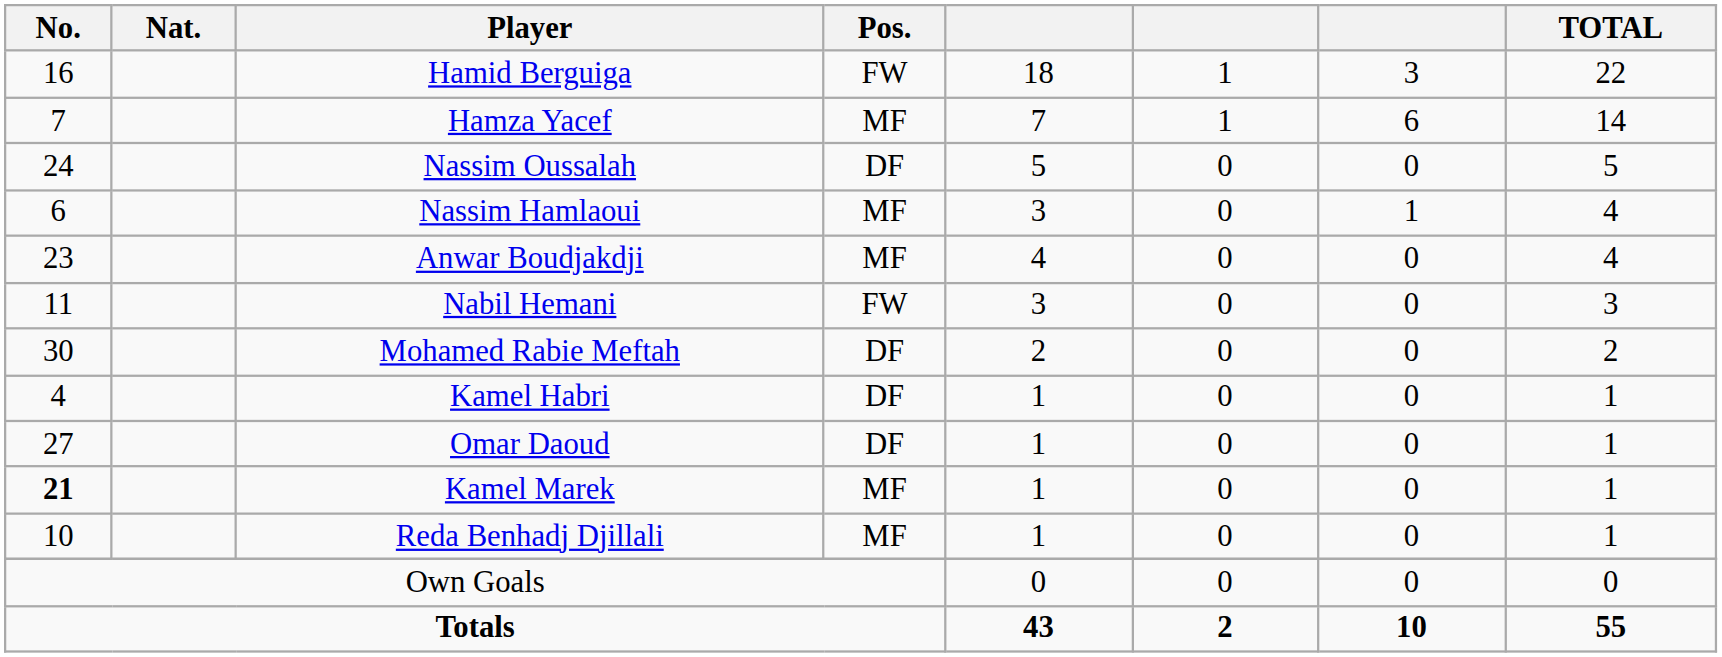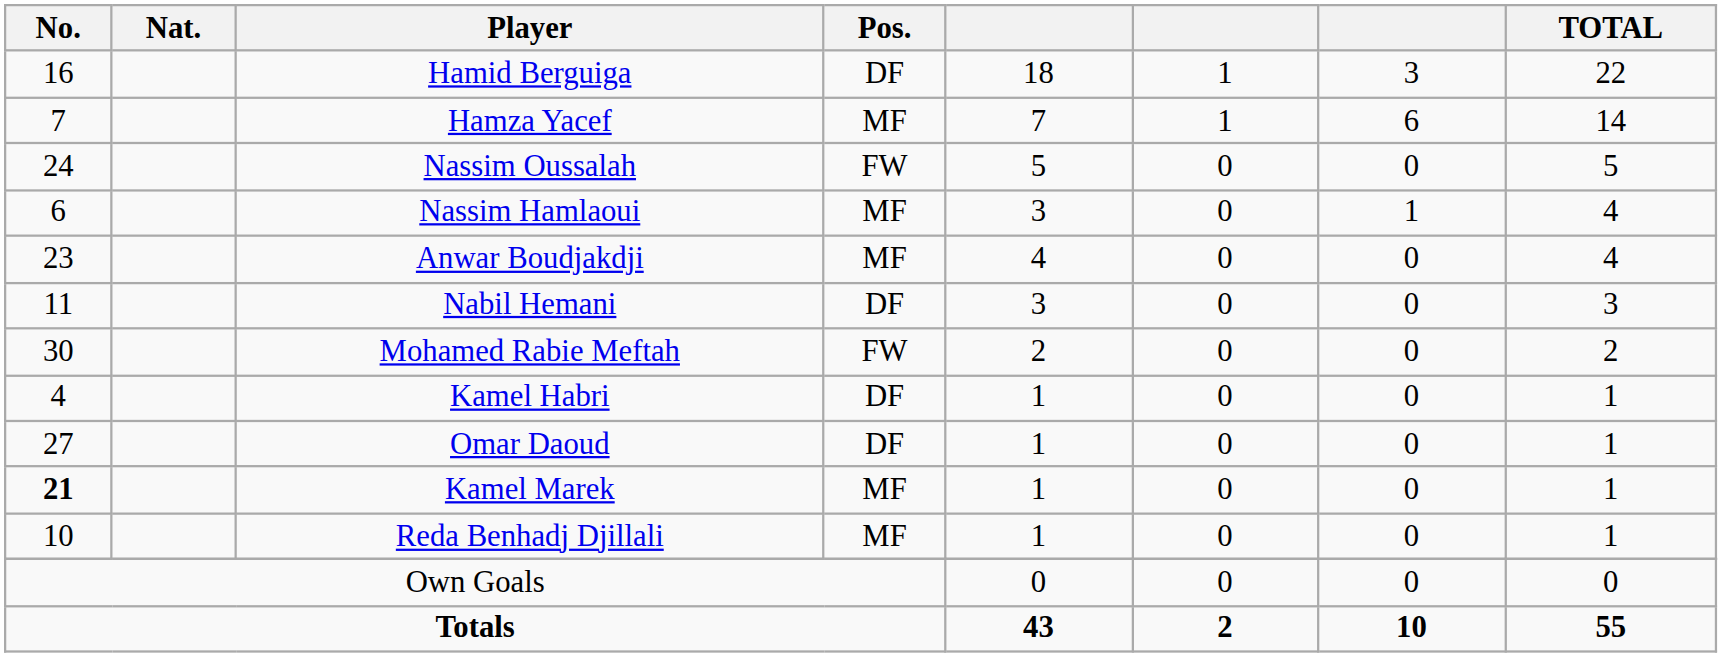(885, 73) FW -> (885, 73) DF
(885, 165) DF -> (885, 165) FW
(885, 304) FW -> (885, 304) DF
(885, 350) DF -> (885, 350) FW
